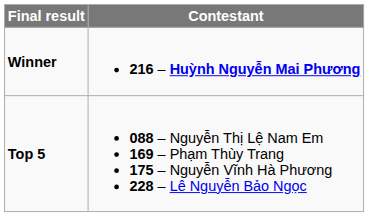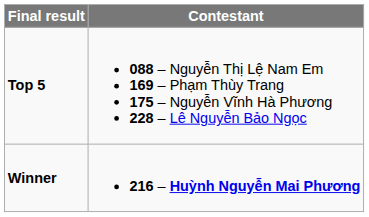rows swapped: (32, 61) <-> (27, 154)
